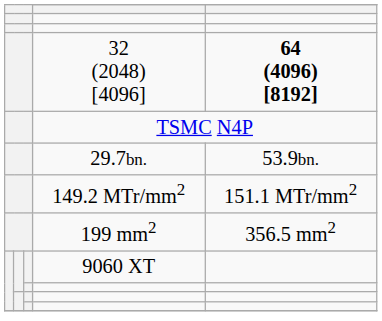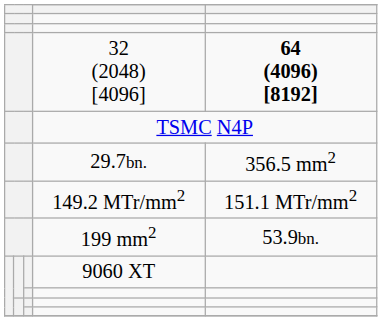(291, 158) 53.9bn. -> (291, 161) 356.5 mm2
(291, 231) 356.5 mm2 -> (291, 237) 53.9bn.
